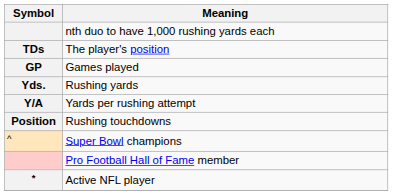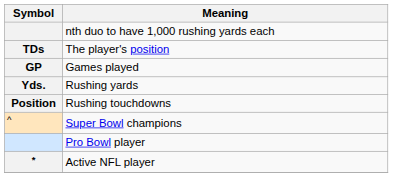- row: (130, 103)
+ row: (105, 142)
- row: (152, 160)
